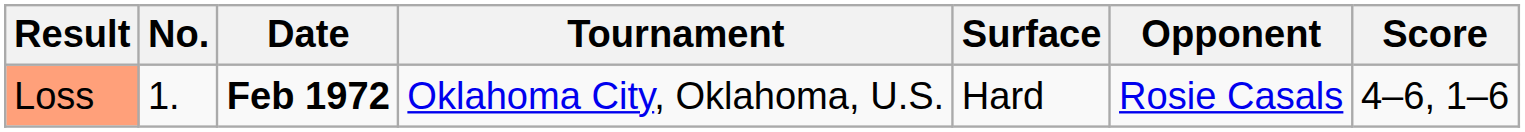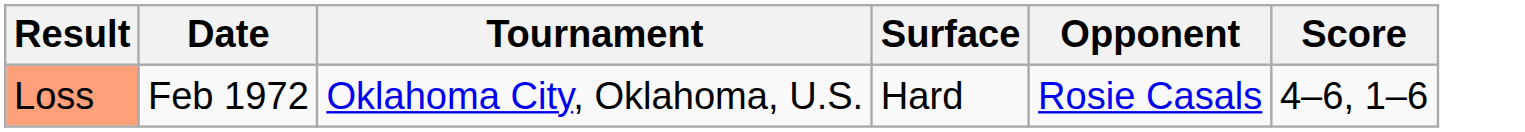- column: (179, 34)
(308, 95) bold -> (228, 95) normal
